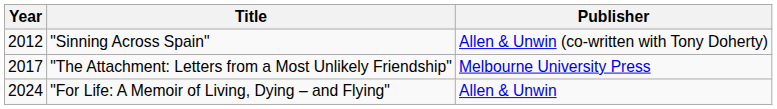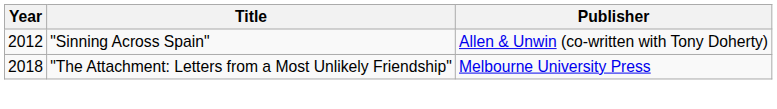(26, 66) 2017 -> (26, 66) 2018
- row: (220, 91)
